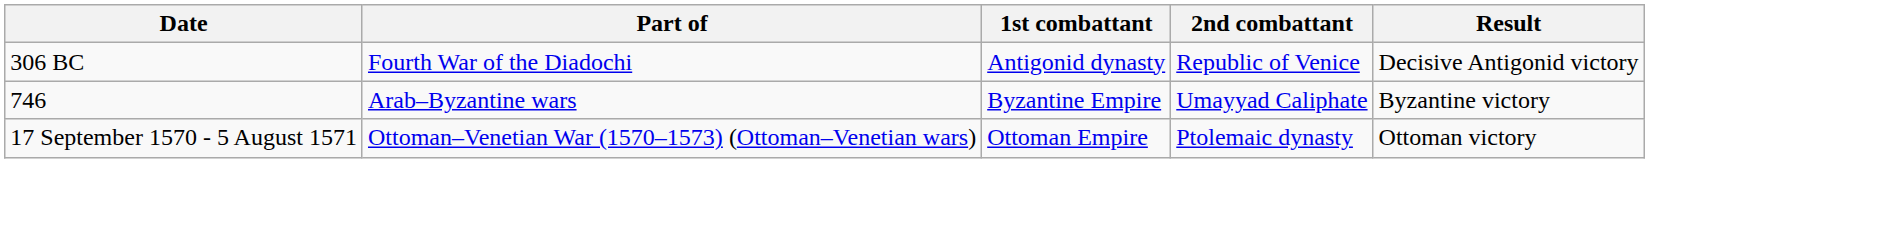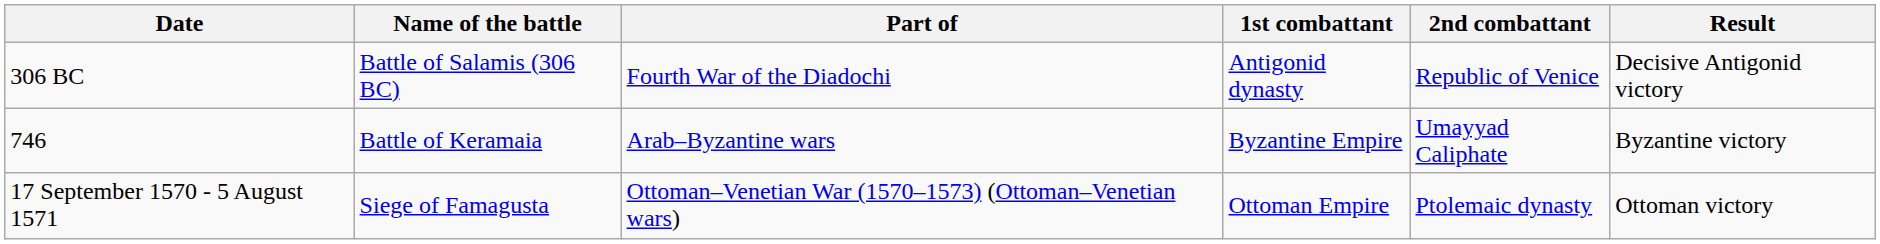+ column: (488, 23)
